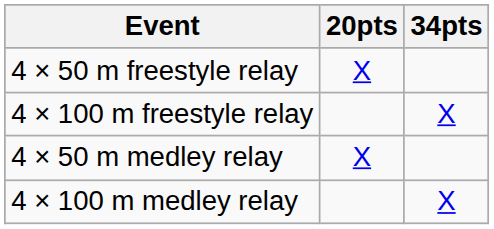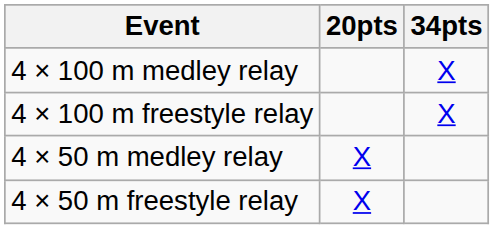rows swapped: (155, 69) <-> (155, 200)
